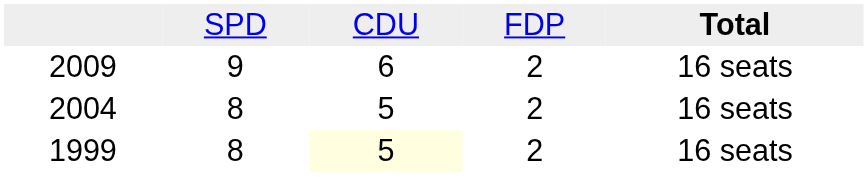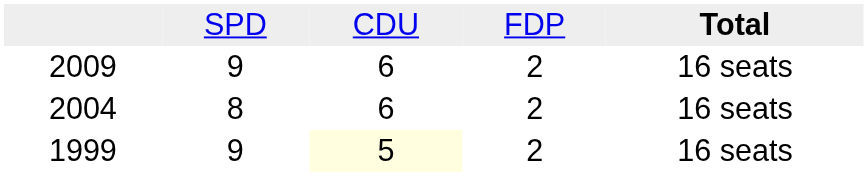(386, 108) 5 -> (386, 108) 6
(235, 150) 8 -> (235, 150) 9
